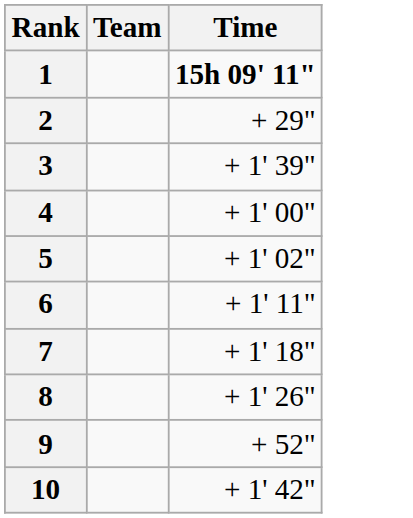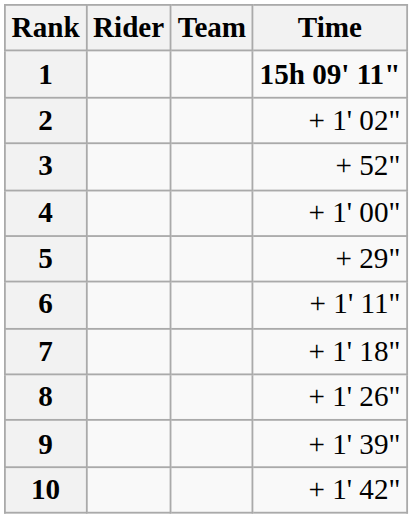+ column: (129, 27)
(283, 119) + 29" -> (354, 119) + 1' 02"
(270, 166) + 1' 39" -> (368, 166) + 52"
(270, 258) + 1' 02" -> (368, 258) + 29"
(283, 443) + 52" -> (354, 443) + 1' 39"
